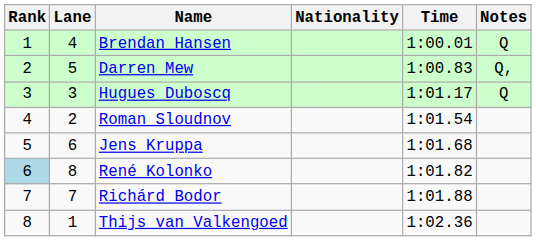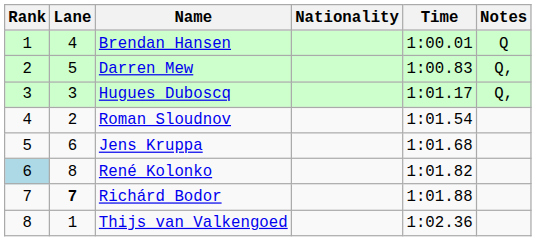(504, 94) Q -> (504, 94) Q,
(72, 197) normal -> (72, 197) bold
